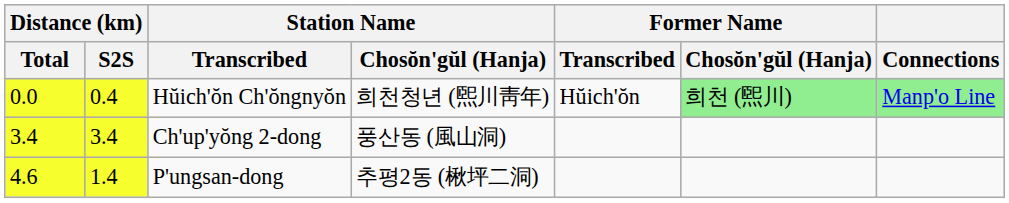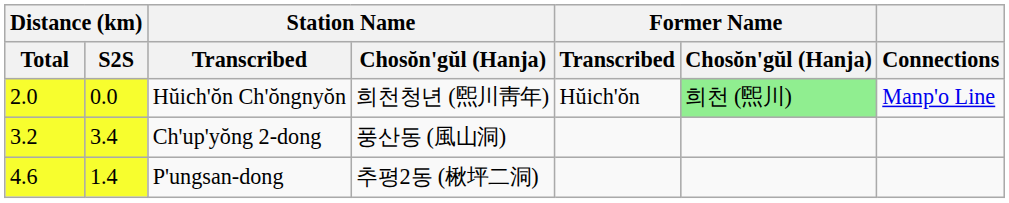(24, 97) 0.0 -> (24, 97) 2.0
(104, 97) 0.4 -> (104, 97) 0.0
(939, 97) lightgreen background -> (939, 97) no background
(24, 137) 3.4 -> (24, 137) 3.2
